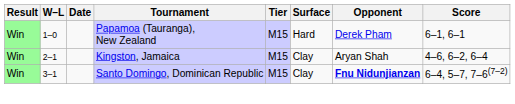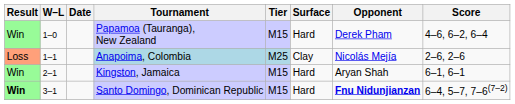(445, 34) 6–1, 6–1 -> (456, 34) 4–6, 6–2, 6–4
+ row: (143, 56)
(303, 56) Clay -> (304, 72) Hard
(456, 56) 4–6, 6–2, 6–4 -> (445, 72) 6–1, 6–1
(16, 74) normal -> (16, 90) bold
(303, 74) Clay -> (304, 90) Hard
